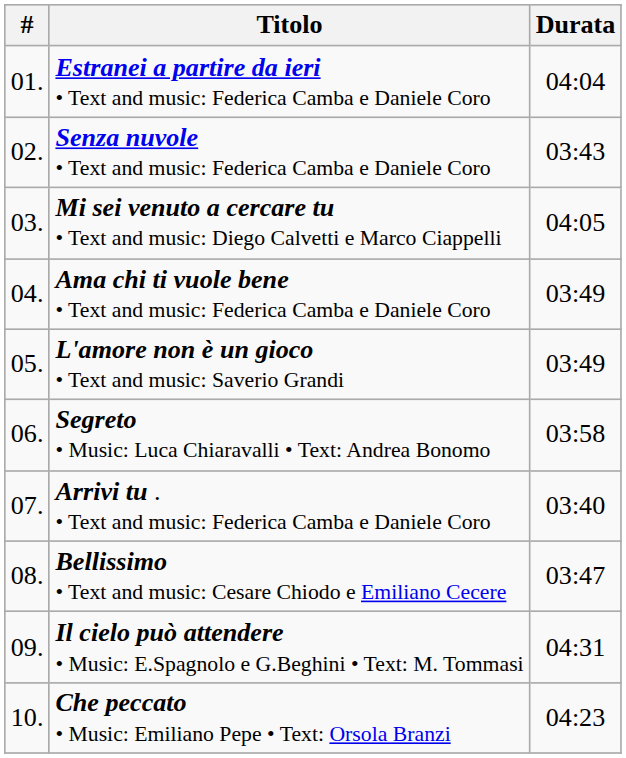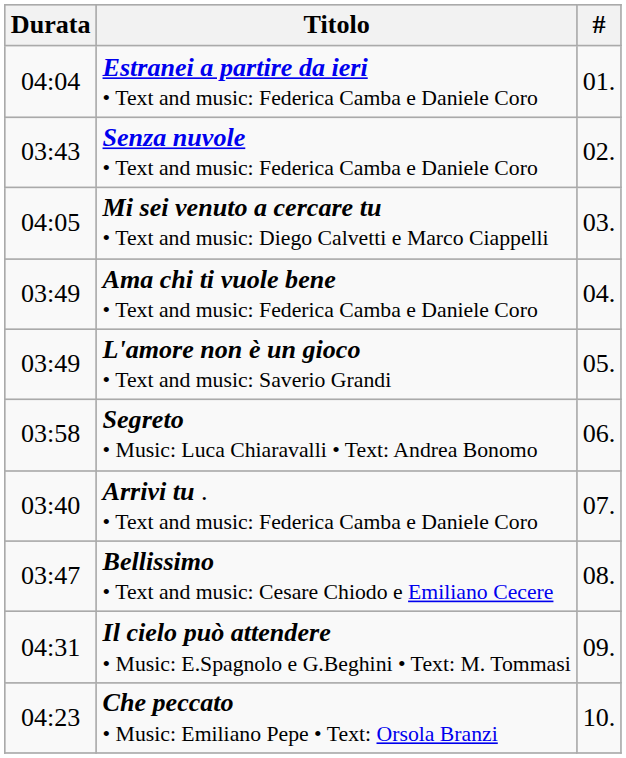columns swapped: (27, 25) <-> (576, 25)
